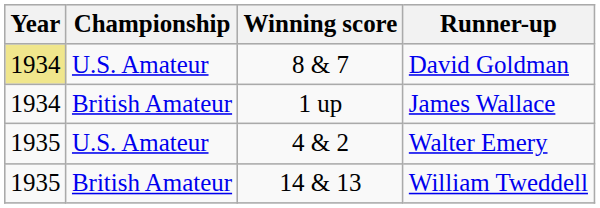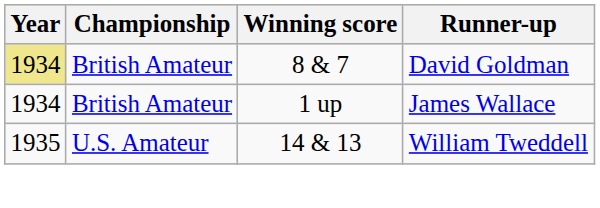(140, 63) U.S. Amateur -> (152, 63) British Amateur
- row: (478, 143)
(152, 182) British Amateur -> (140, 143) U.S. Amateur
